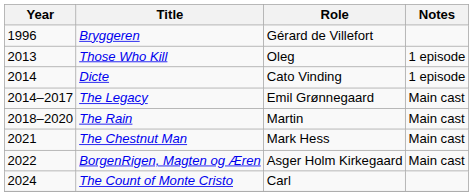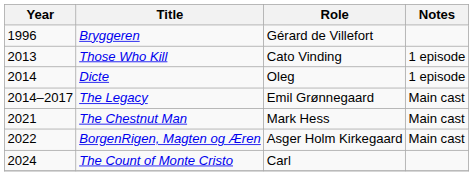(281, 56) Oleg -> (304, 56) Cato Vinding
(304, 77) Cato Vinding -> (281, 77) Oleg
- row: (106, 118)
